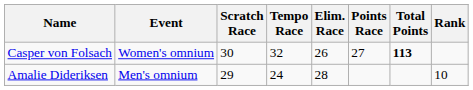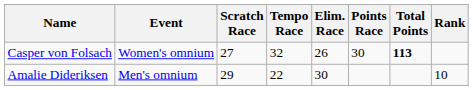(227, 53) 30 -> (227, 53) 27
(358, 53) 27 -> (358, 53) 30
(276, 75) 24 -> (276, 75) 22
(321, 75) 28 -> (321, 75) 30
